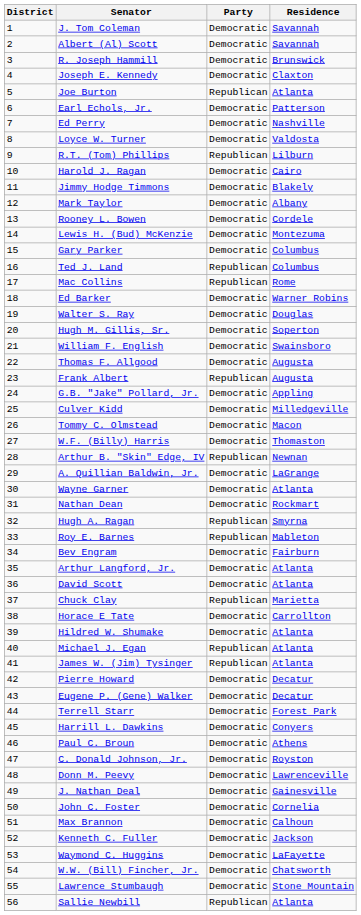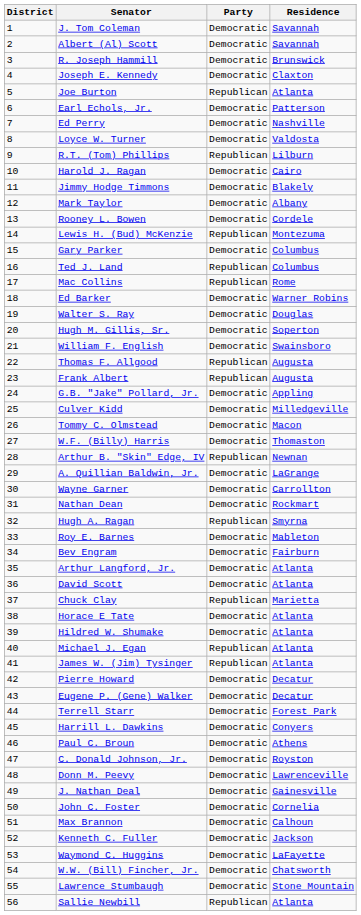(238, 235) Democratic -> (238, 235) Republican
(238, 362) Democratic -> (238, 362) Republican
(293, 489) Atlanta -> (301, 489) Carrollton
(238, 537) Republican -> (238, 537) Democratic
(301, 616) Carrollton -> (293, 616) Atlanta
